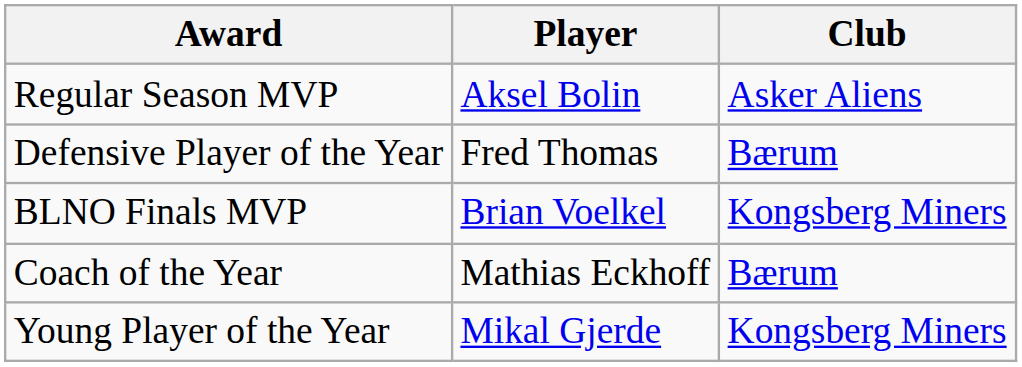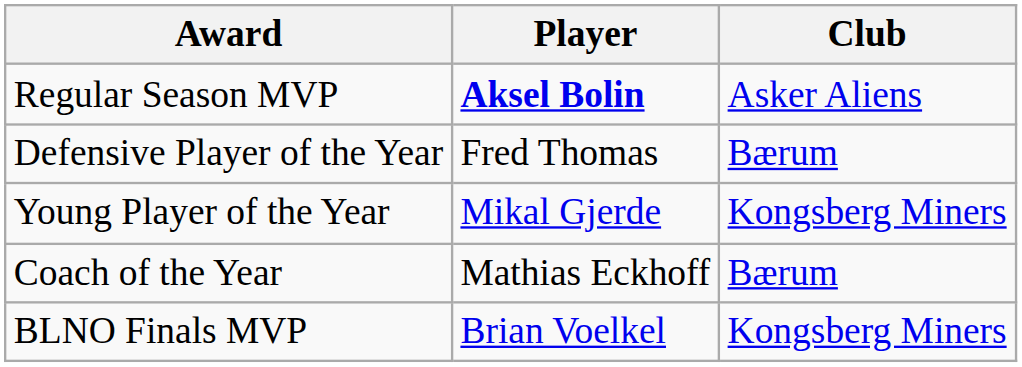(550, 93) normal -> (553, 93) bold
rows swapped: (202, 331) <-> (160, 212)
